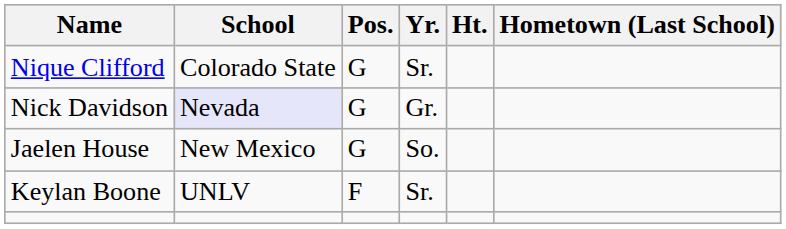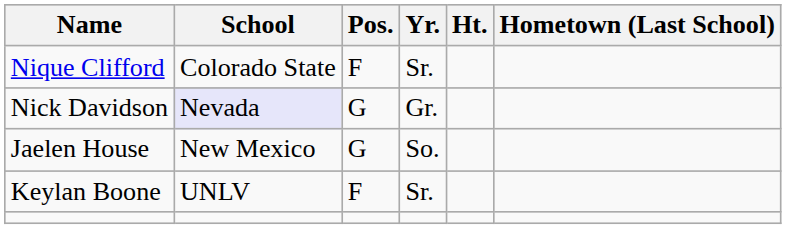(357, 66) G -> (355, 66) F
